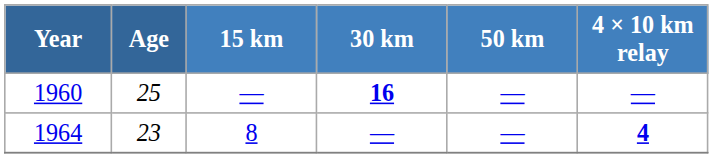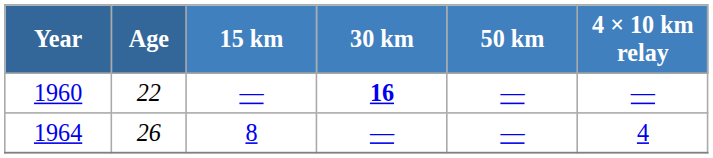(149, 93) 25 -> (149, 93) 22
(149, 132) 23 -> (149, 132) 26
(643, 132) bold -> (643, 132) normal
